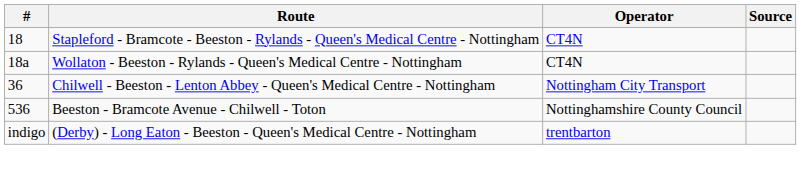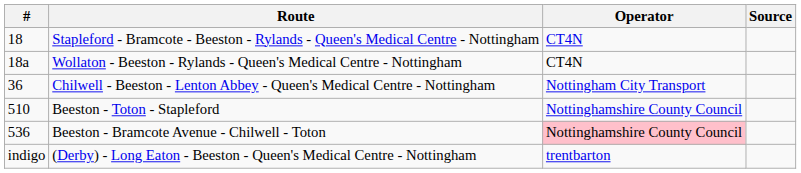+ row: (136, 109)
(644, 109) no background -> (644, 132) pink background
